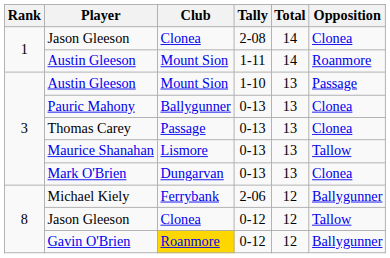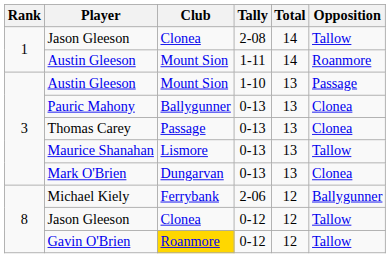(332, 38) Clonea -> (332, 38) Tallow
(347, 241) Ballygunner -> (332, 241) Tallow
